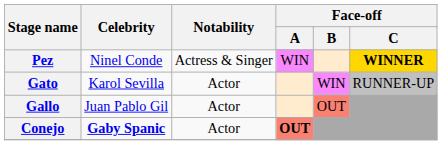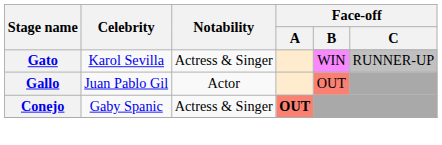- row: (43, 60)
(224, 83) Actor -> (224, 60) Actress & Singer
(126, 128) bold -> (126, 106) normal
(224, 128) Actor -> (224, 106) Actress & Singer
